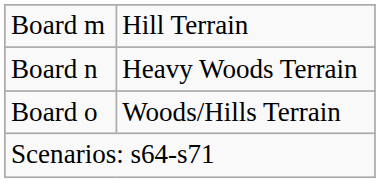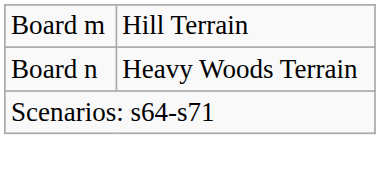- row: (54, 111)
